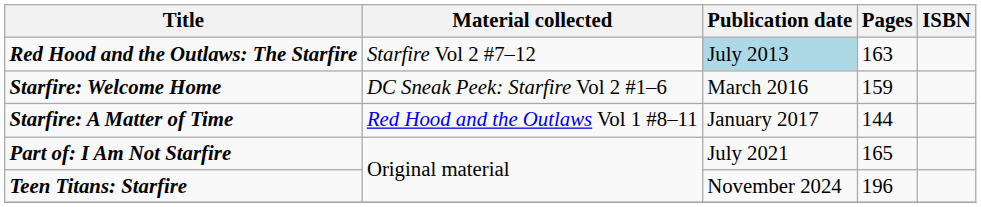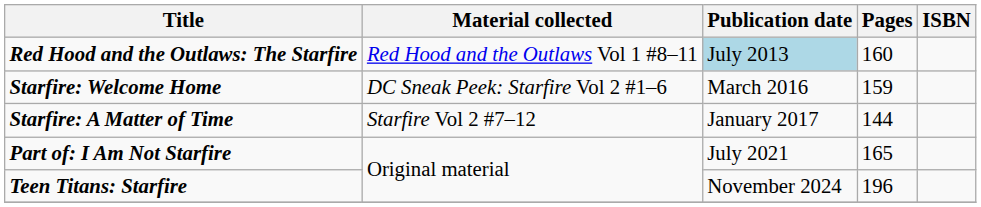(451, 53) Starfire Vol 2 #7–12 -> (532, 53) Red Hood and the Outlaws Vol 1 #8–11
(877, 53) 163 -> (877, 53) 160
(532, 119) Red Hood and the Outlaws Vol 1 #8–11 -> (451, 119) Starfire Vol 2 #7–12
